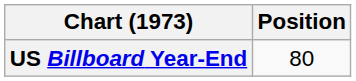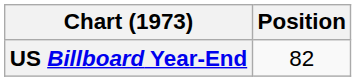(302, 57) 80 -> (302, 57) 82
